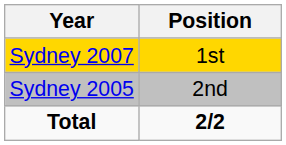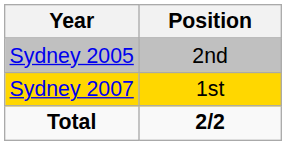rows swapped: (72, 88) <-> (72, 55)
